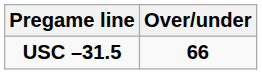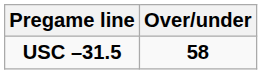(198, 52) 66 -> (198, 52) 58
